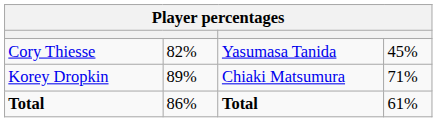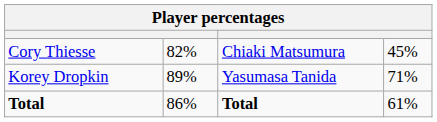(279, 51) Yasumasa Tanida -> (283, 51) Chiaki Matsumura
(283, 77) Chiaki Matsumura -> (279, 77) Yasumasa Tanida
